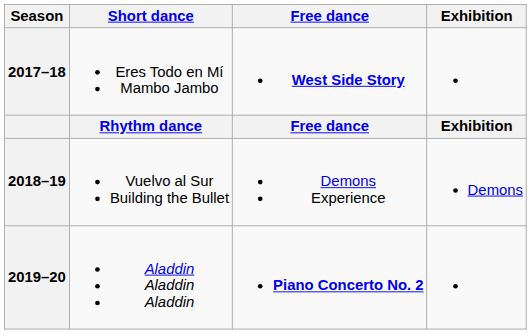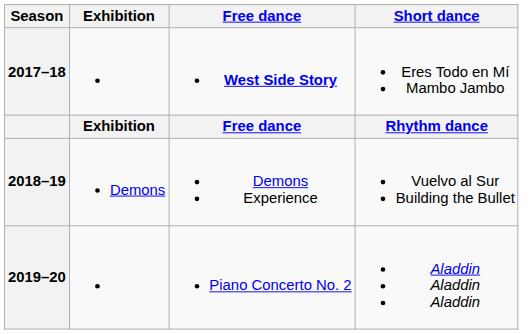columns swapped: (151, 16) <-> (477, 16)
(330, 285) bold -> (262, 285) normal
